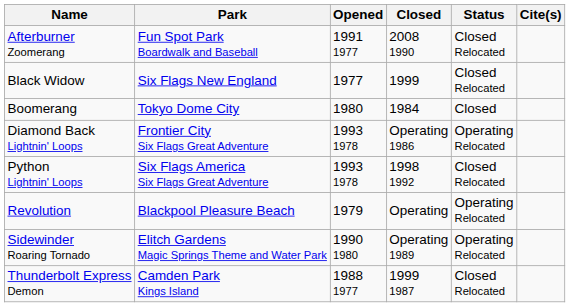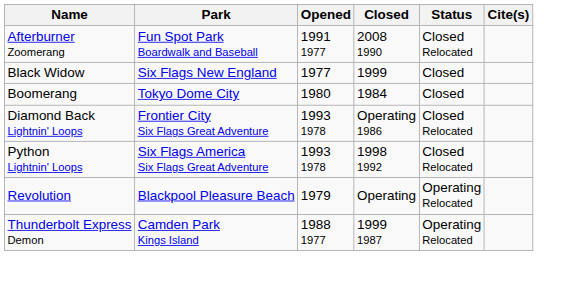(480, 80) Closed Relocated -> (443, 72) Closed
(484, 138) Operating Relocated -> (447, 123) Closed Relocated
- row: (49, 247)
(480, 283) Closed Relocated -> (452, 232) Operating Relocated
